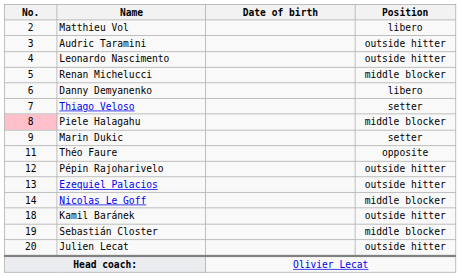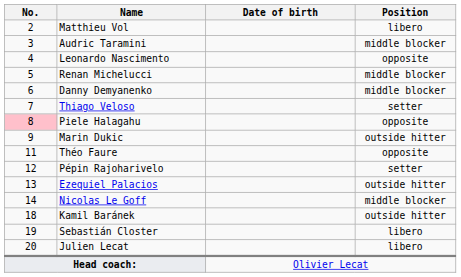(405, 44) outside hitter -> (405, 44) middle blocker
(405, 59) outside hitter -> (405, 59) opposite
(405, 91) libero -> (405, 91) middle blocker
(405, 122) middle blocker -> (405, 122) opposite
(405, 138) setter -> (405, 138) outside hitter
(405, 169) outside hitter -> (405, 169) setter
(405, 232) middle blocker -> (405, 232) libero
(405, 247) outside hitter -> (405, 247) libero
